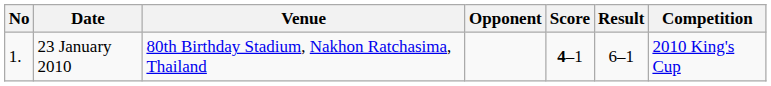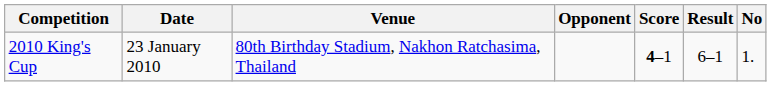columns swapped: (19, 18) <-> (707, 18)
